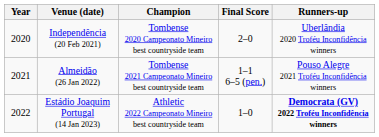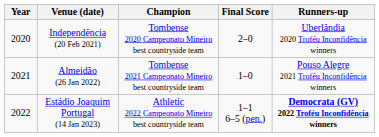(245, 76) 1–1 6–5 (pen.) -> (245, 76) 1–0
(245, 113) 1–0 -> (245, 113) 1–1 6–5 (pen.)
